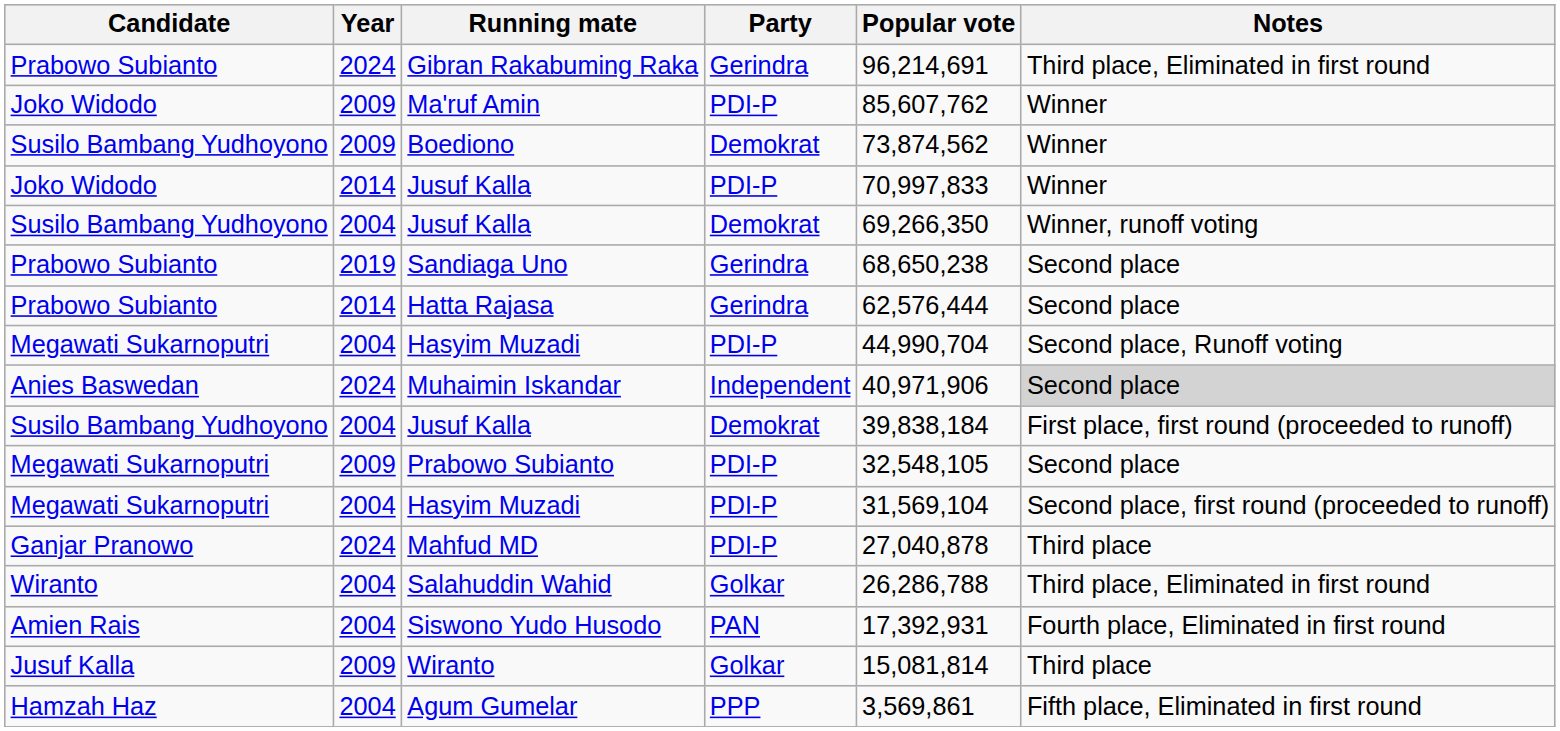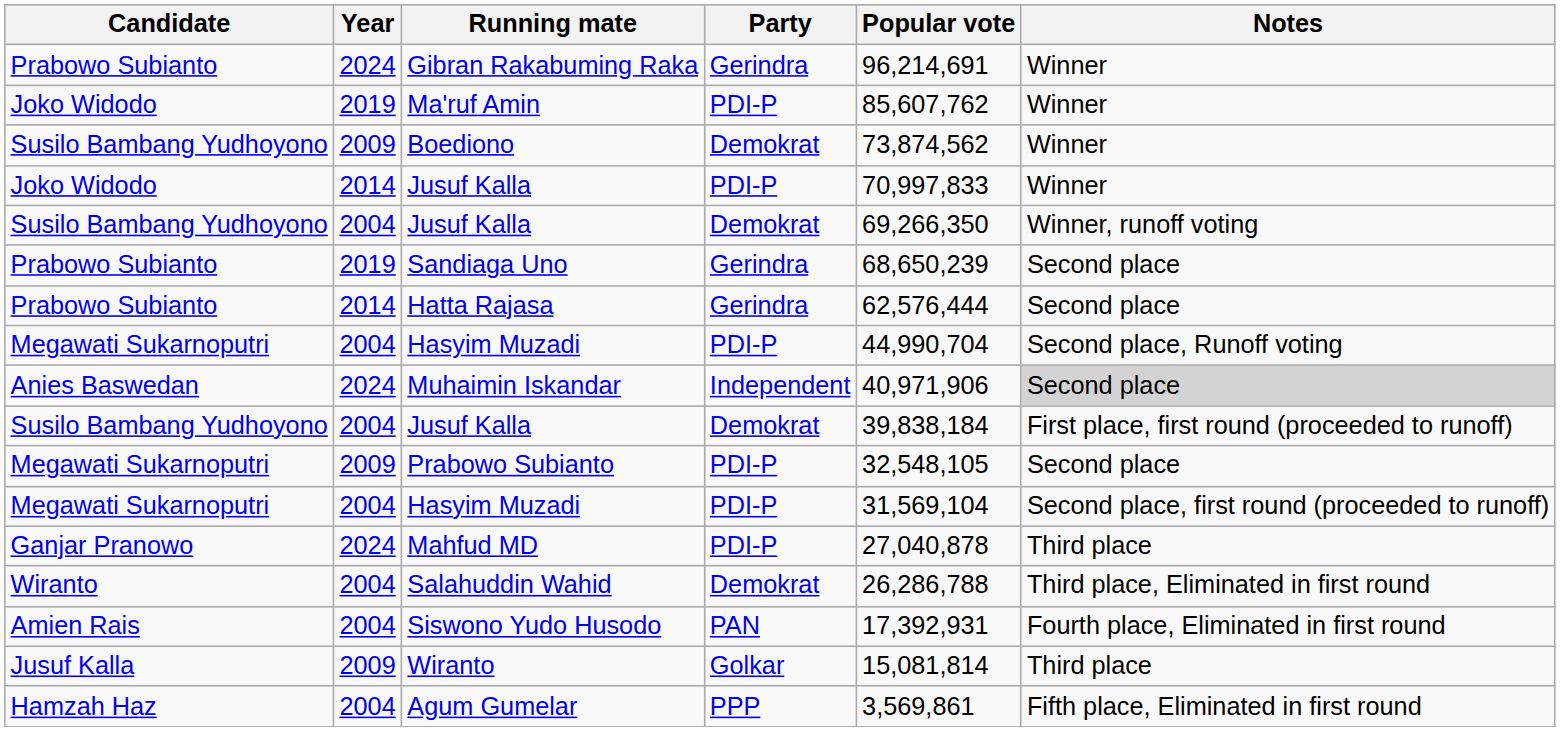(1229, 64) Third place, Eliminated in first round -> (1067, 64) Winner
(368, 104) 2009 -> (368, 104) 2019
(925, 265) 68,650,238 -> (925, 265) 68,650,239
(747, 585) Golkar -> (765, 585) Demokrat
